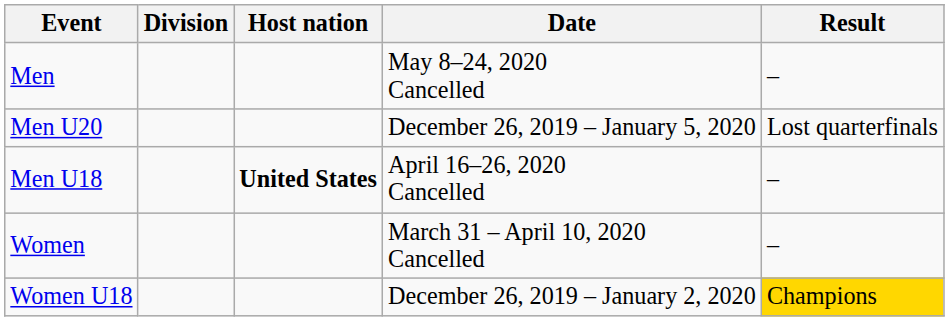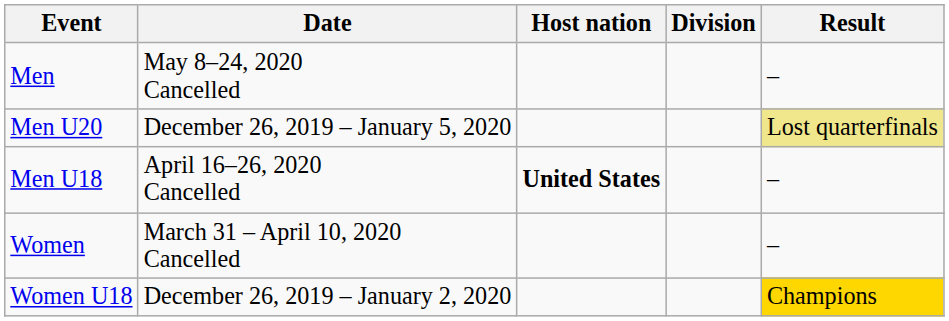columns swapped: (186, 23) <-> (572, 23)
(852, 127) no background -> (852, 127) khaki background
